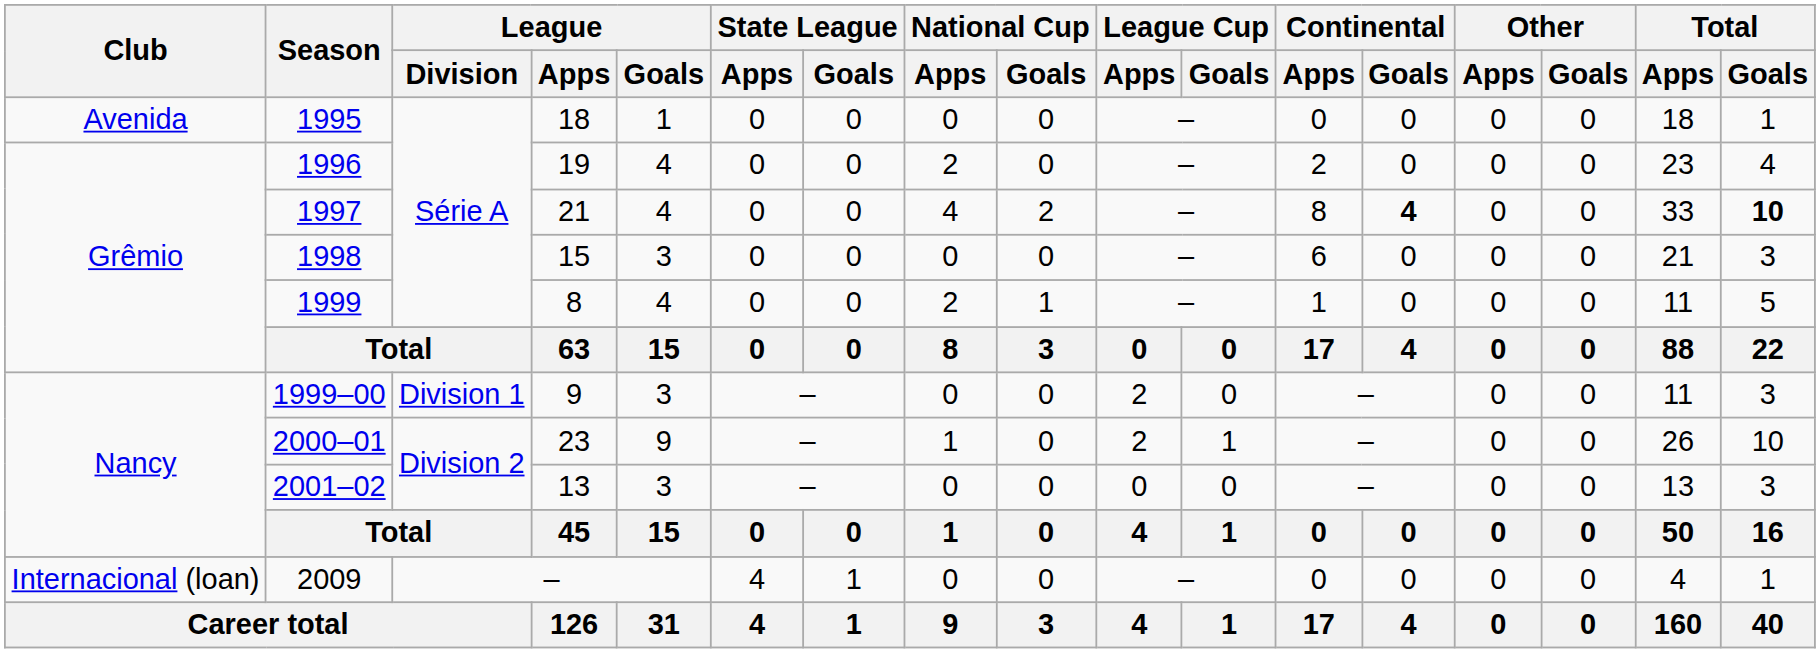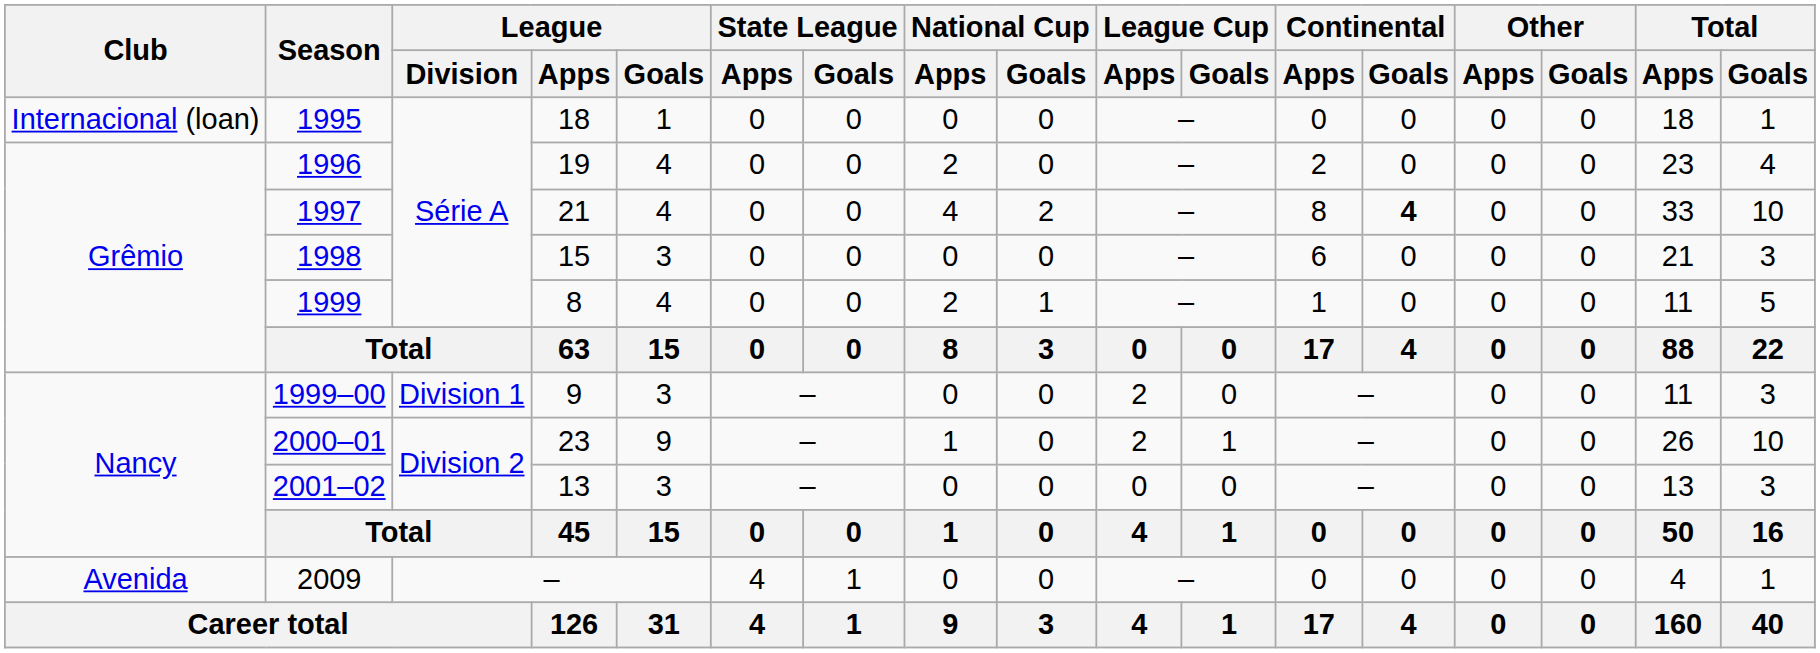(136, 119) Avenida -> (136, 119) Internacional (loan)
(1768, 211) bold -> (1768, 211) normal
(136, 578) Internacional (loan) -> (136, 578) Avenida
